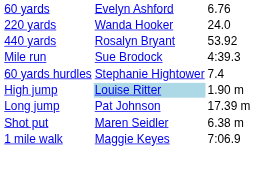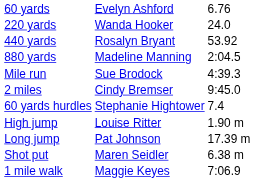+ row: (30, 57)
+ row: (23, 90)
(128, 90) lightblue background -> (128, 122) no background
